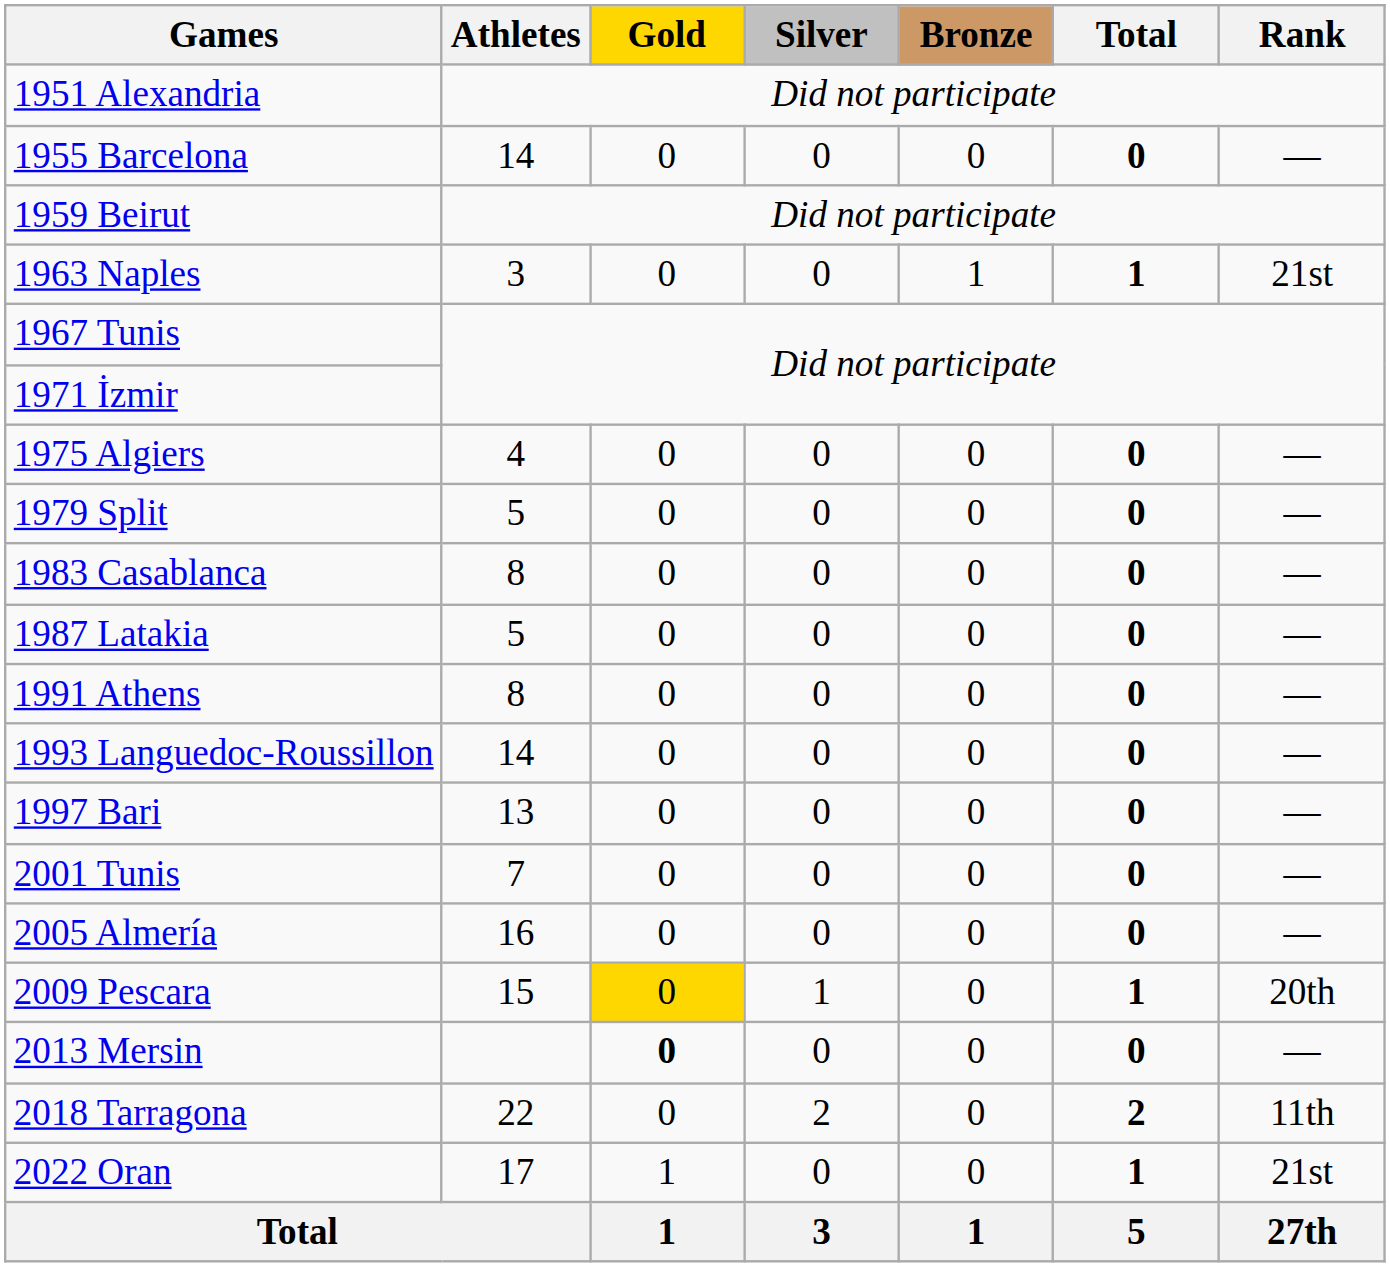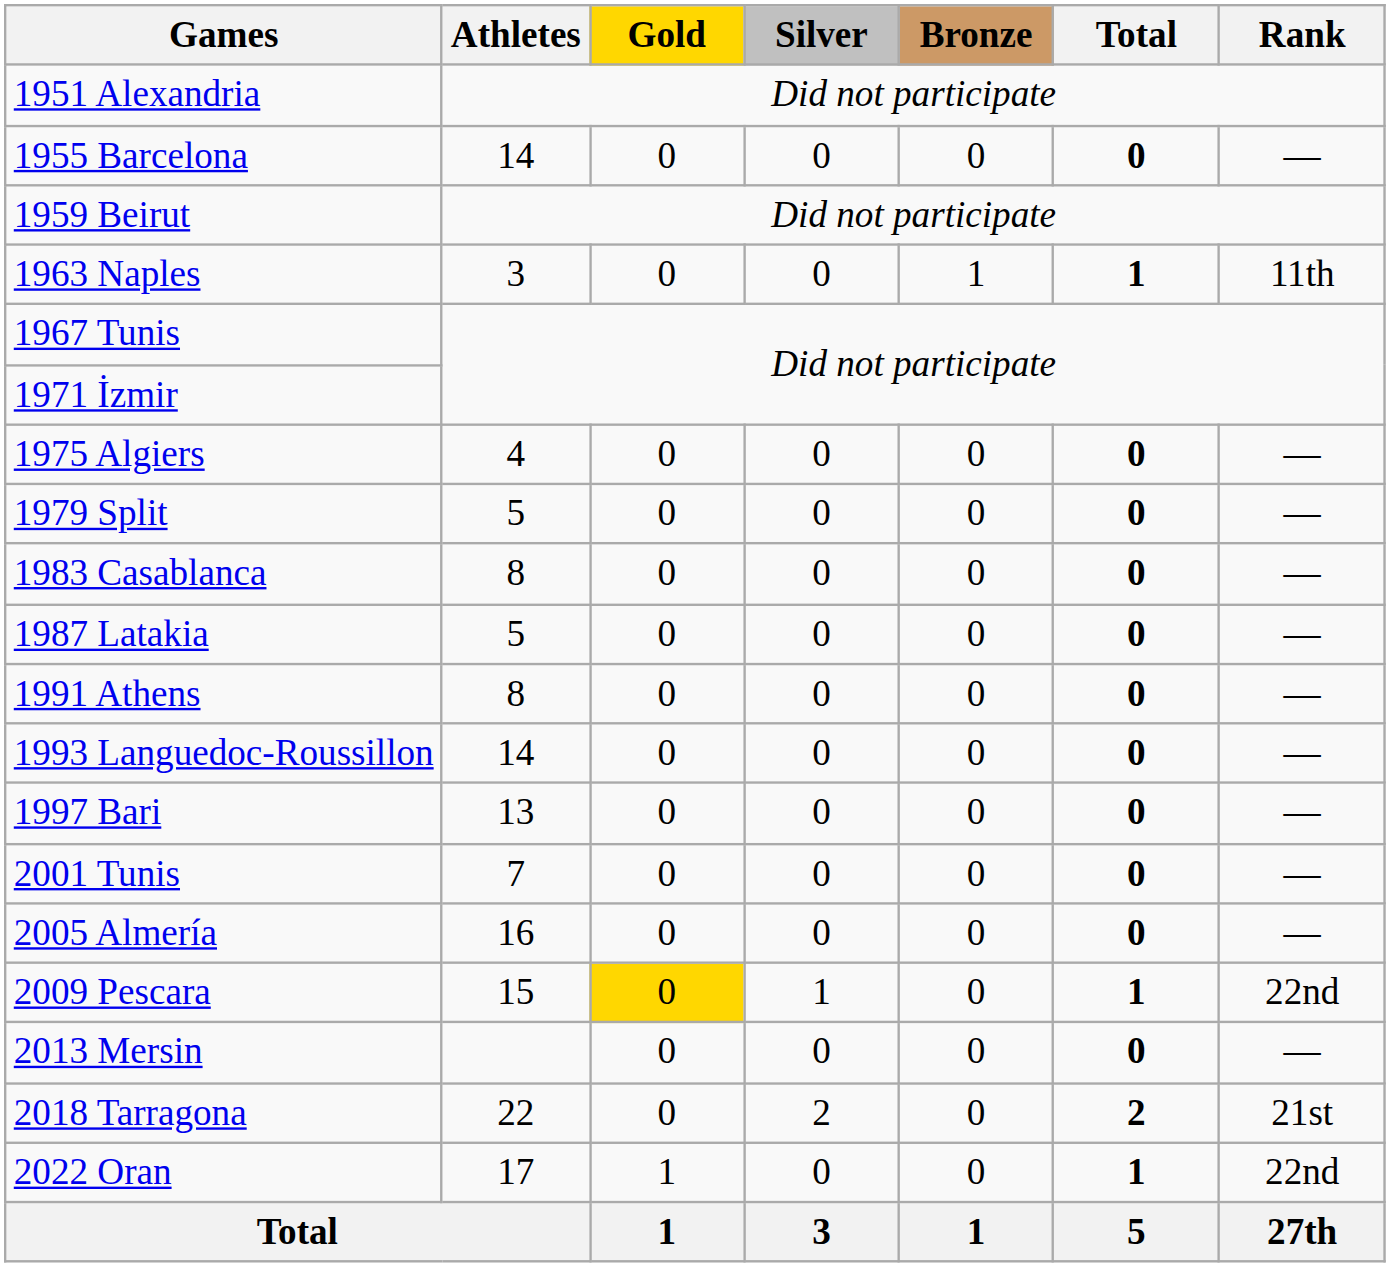(1302, 273) 21st -> (1302, 273) 11th
(1302, 991) 20th -> (1302, 991) 22nd
(667, 1051) bold -> (667, 1051) normal
(1302, 1111) 11th -> (1302, 1111) 21st
(1302, 1171) 21st -> (1302, 1171) 22nd
